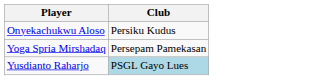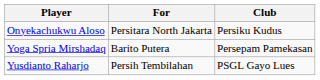+ column: (161, 13)
(150, 65) lightblue background -> (256, 65) no background
